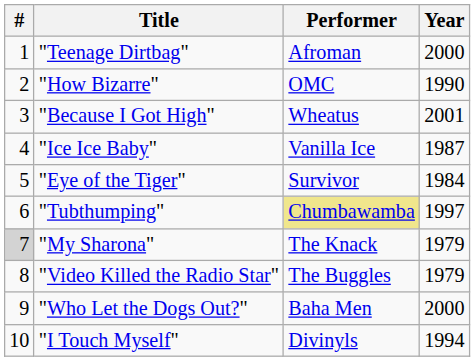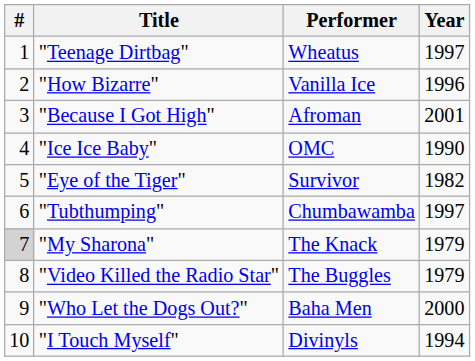(325, 52) Afroman -> (324, 52) Wheatus
(444, 52) 2000 -> (444, 52) 1997
(311, 84) OMC -> (332, 84) Vanilla Ice
(444, 84) 1990 -> (444, 84) 1996
(324, 116) Wheatus -> (325, 116) Afroman
(332, 148) Vanilla Ice -> (311, 148) OMC
(444, 148) 1987 -> (444, 148) 1990
(444, 180) 1984 -> (444, 180) 1982
(352, 212) khaki background -> (352, 212) no background
